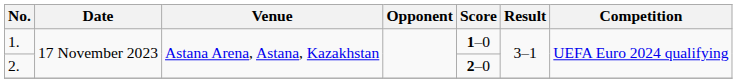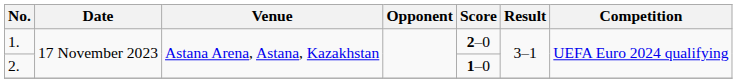(478, 41) 1–0 -> (478, 41) 2–0
(478, 66) 2–0 -> (478, 66) 1–0
